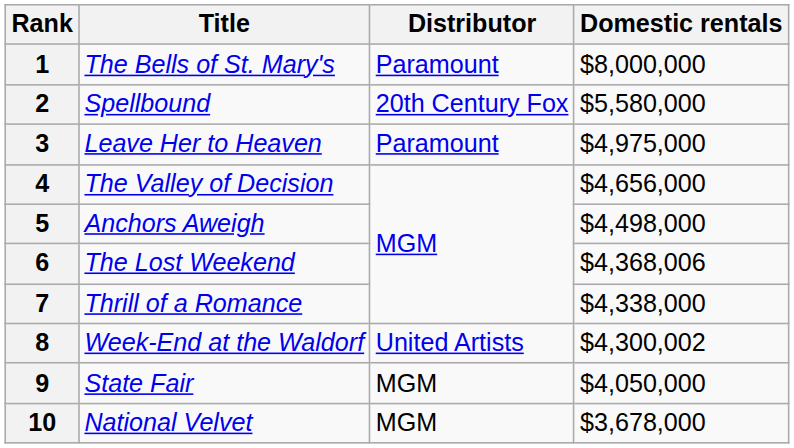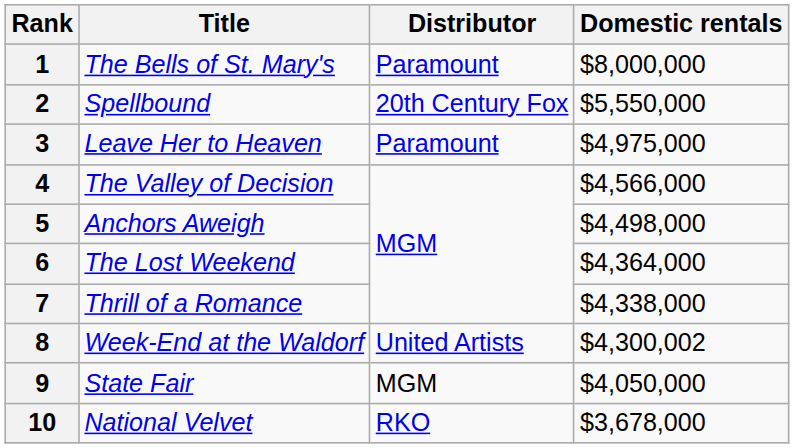(643, 104) $5,580,000 -> (643, 104) $5,550,000
(643, 183) $4,656,000 -> (643, 183) $4,566,000
(643, 263) $4,368,006 -> (643, 263) $4,364,000
(406, 422) MGM -> (403, 422) RKO
